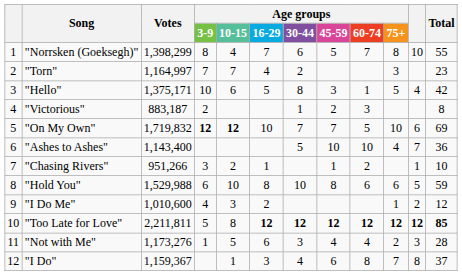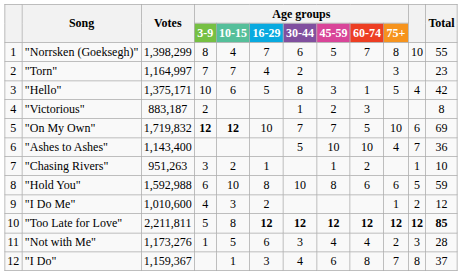(168, 166) 951,266 -> (168, 166) 951,263
(168, 185) 1,529,988 -> (168, 185) 1,592,988
